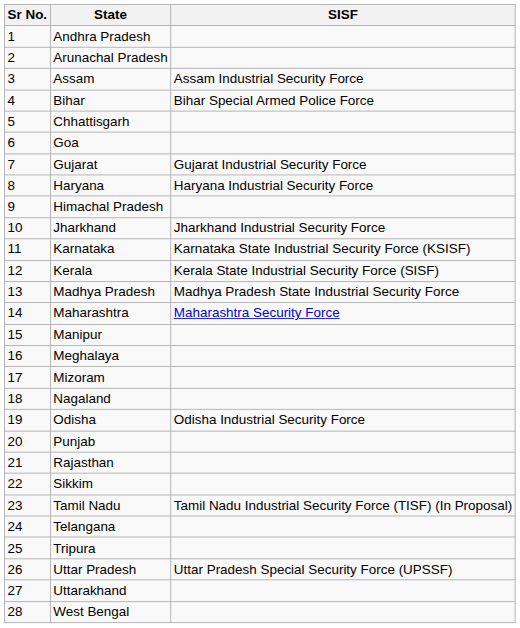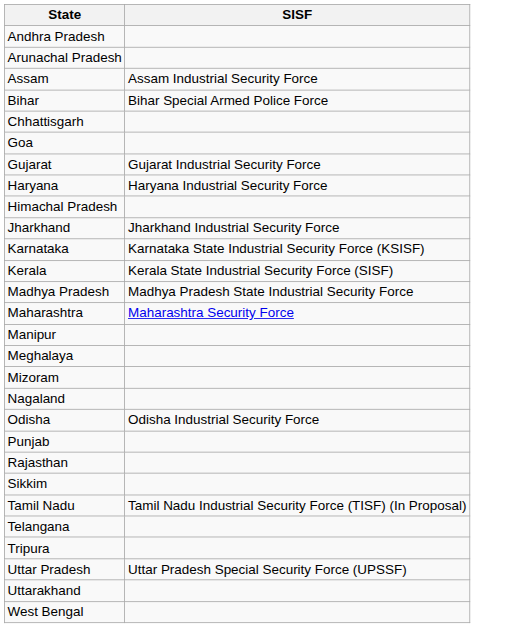- column: (27, 15)
